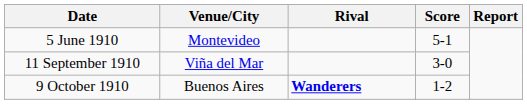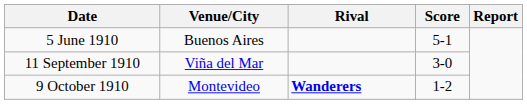(224, 39) Montevideo -> (224, 39) Buenos Aires
(224, 87) Buenos Aires -> (224, 87) Montevideo
